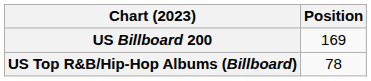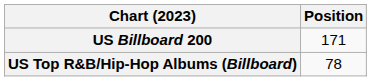(334, 40) 169 -> (334, 40) 171
